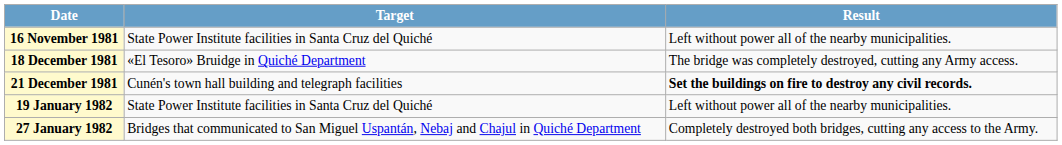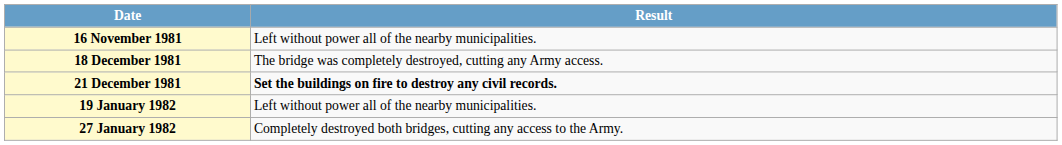- column: (395, 16)
